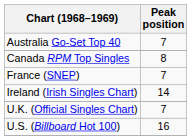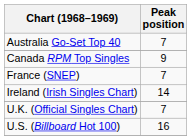(163, 59) 8 -> (163, 59) 9
